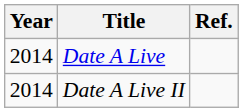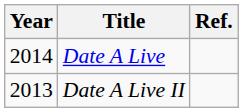(31, 90) 2014 -> (31, 90) 2013
